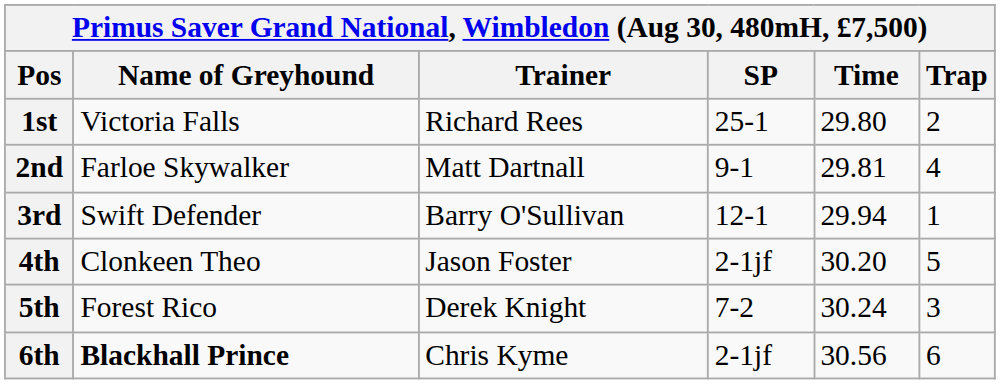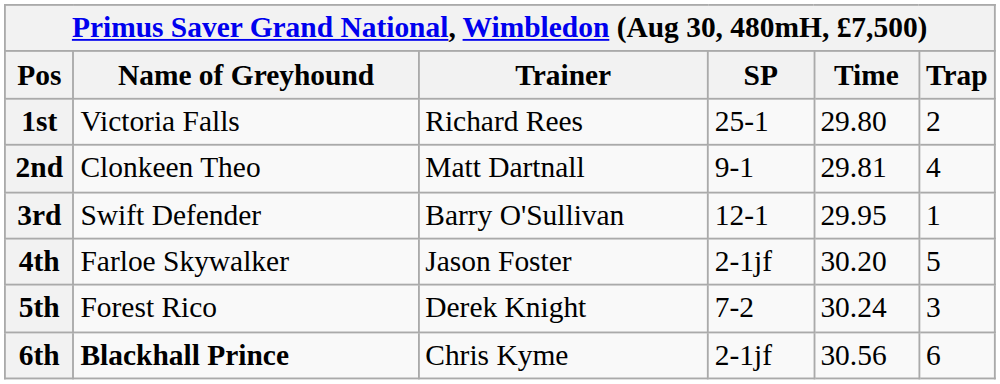(185, 167) Farloe Skywalker -> (171, 167) Clonkeen Theo
(854, 214) 29.94 -> (854, 214) 29.95
(171, 261) Clonkeen Theo -> (185, 261) Farloe Skywalker
